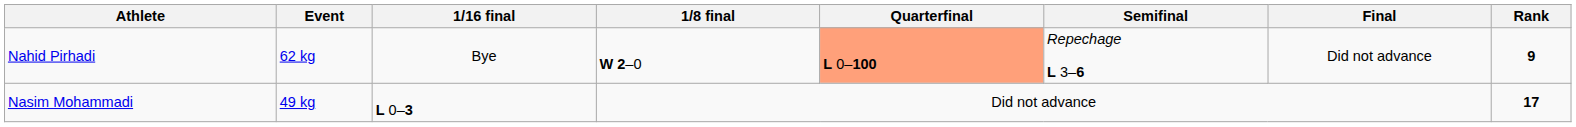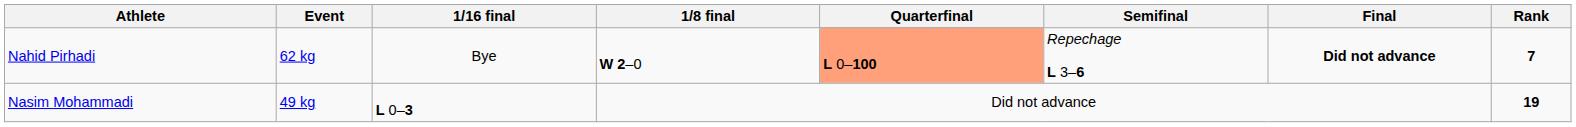(1379, 56) normal -> (1379, 56) bold
(1531, 56) 9 -> (1531, 56) 7
(1531, 103) 17 -> (1531, 103) 19
